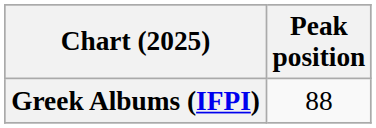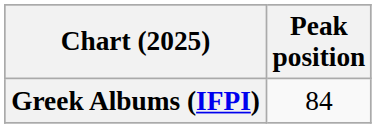(319, 100) 88 -> (319, 100) 84
